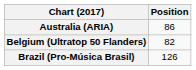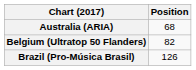(170, 27) 86 -> (170, 27) 68
